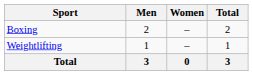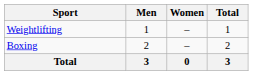rows swapped: (22, 29) <-> (34, 45)
